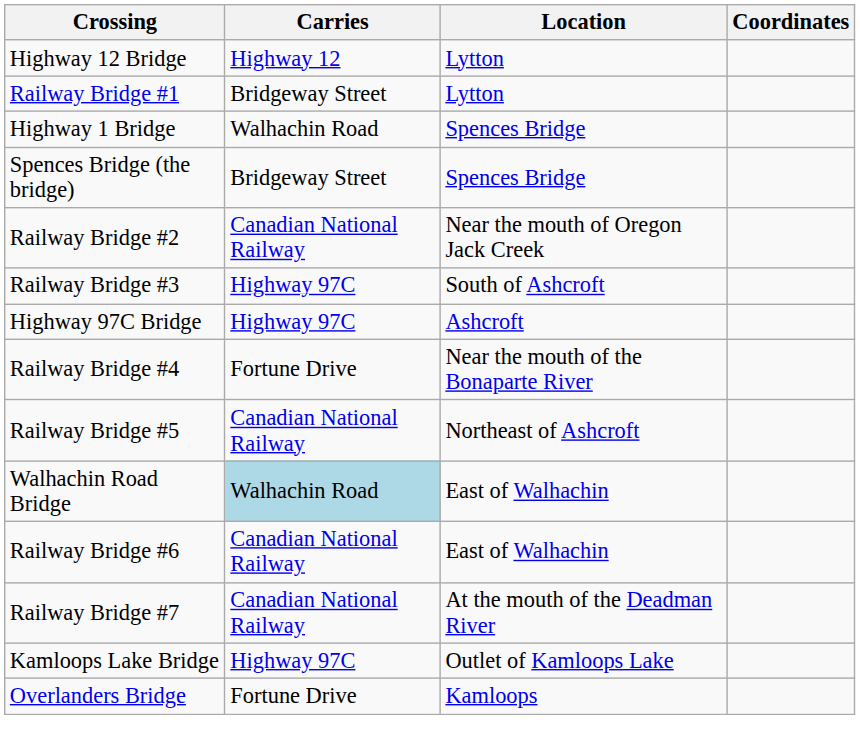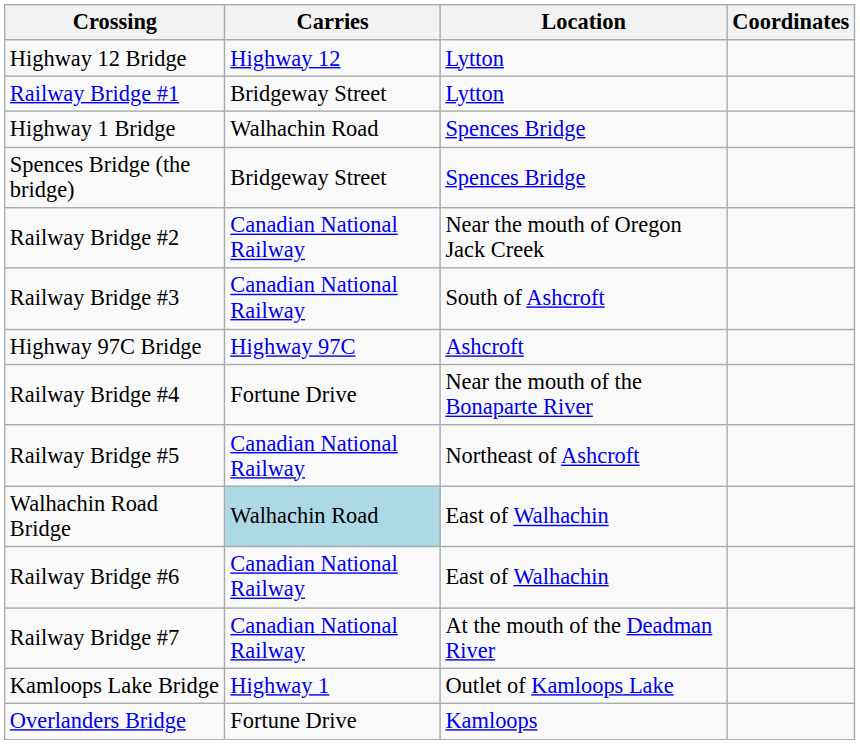(293, 285) Highway 97C -> (314, 298) Canadian National Railway
(293, 660) Highway 97C -> (280, 685) Highway 1
